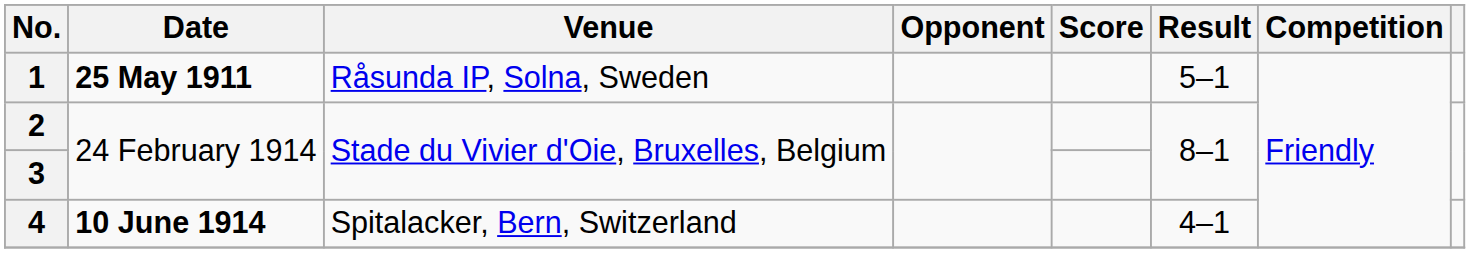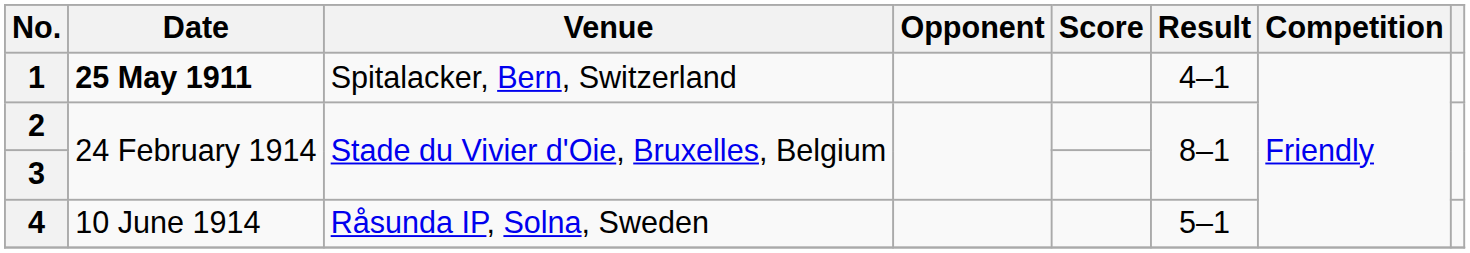(520, 77) Råsunda IP, Solna, Sweden -> (534, 77) Spitalacker, Bern, Switzerland
(1205, 77) 5–1 -> (1205, 77) 4–1
(170, 222) bold -> (168, 222) normal
(534, 222) Spitalacker, Bern, Switzerland -> (520, 222) Råsunda IP, Solna, Sweden
(1205, 222) 4–1 -> (1205, 222) 5–1
